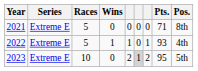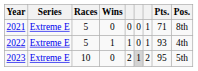(148, 27) 0 -> (148, 27) 1
